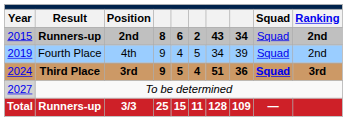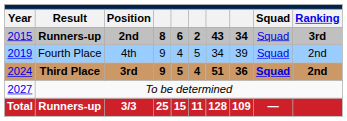(317, 36) 2nd -> (317, 36) 3rd
(317, 71) 3rd -> (317, 71) 2nd
(20, 89) lightgrey background -> (20, 89) no background
